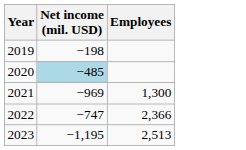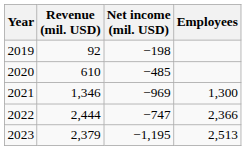+ column: (70, 22)
(90, 72) lightblue background -> (157, 72) no background
